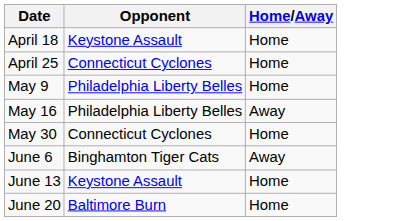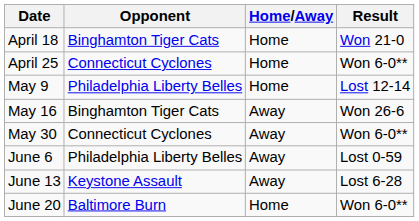+ column: (375, 16)
(125, 39) Keystone Assault -> (143, 39) Binghamton Tiger Cats
(155, 110) Philadelphia Liberty Belles -> (143, 110) Binghamton Tiger Cats
(269, 134) Home -> (267, 134) Away
(143, 157) Binghamton Tiger Cats -> (155, 157) Philadelphia Liberty Belles
(269, 181) Home -> (267, 181) Away
